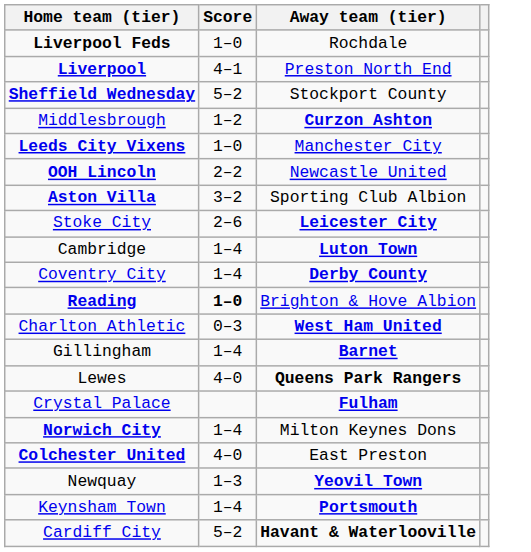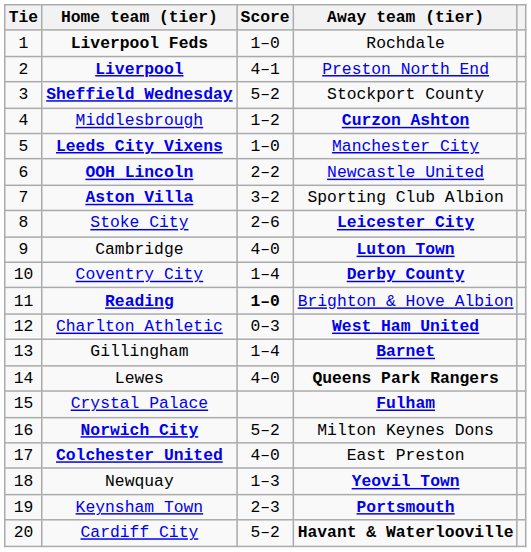+ column: (23, 18)
(228, 250) 1–4 -> (265, 250) 4–0
(228, 430) 1–4 -> (265, 430) 5–2
(228, 507) 1–4 -> (265, 507) 2–3
